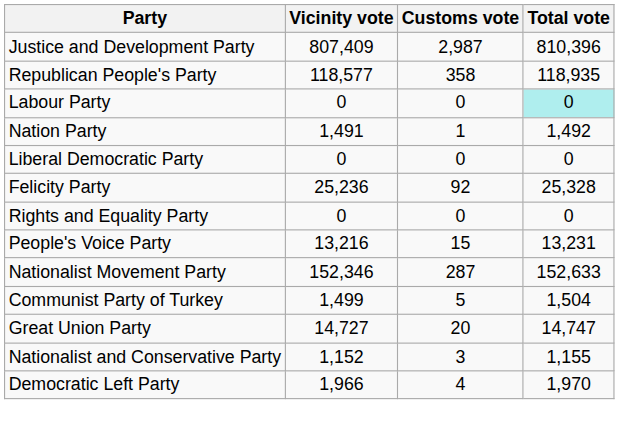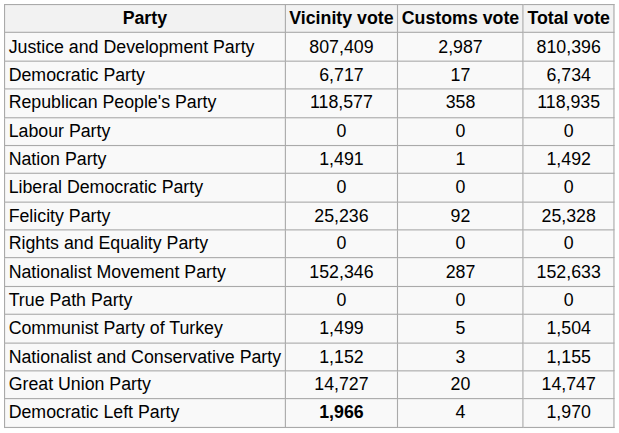+ row: (77, 74)
(569, 103) paleturquoise background -> (569, 131) no background
- row: (90, 243)
+ row: (71, 300)
rows swapped: (145, 356) <-> (80, 328)
(341, 384) normal -> (341, 412) bold
